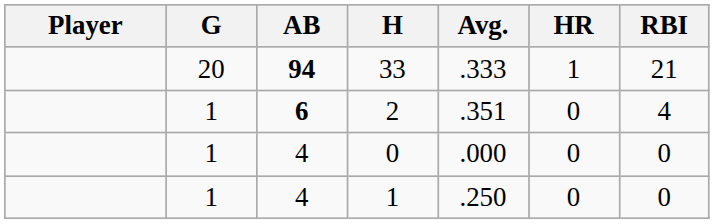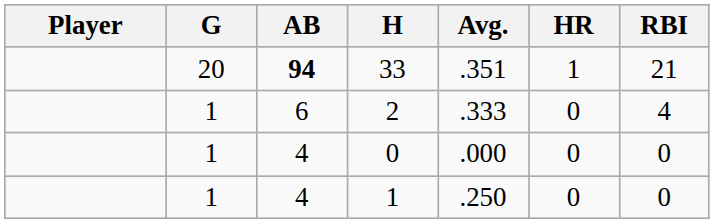(483, 68) .333 -> (483, 68) .351
(302, 111) bold -> (302, 111) normal
(483, 111) .351 -> (483, 111) .333
